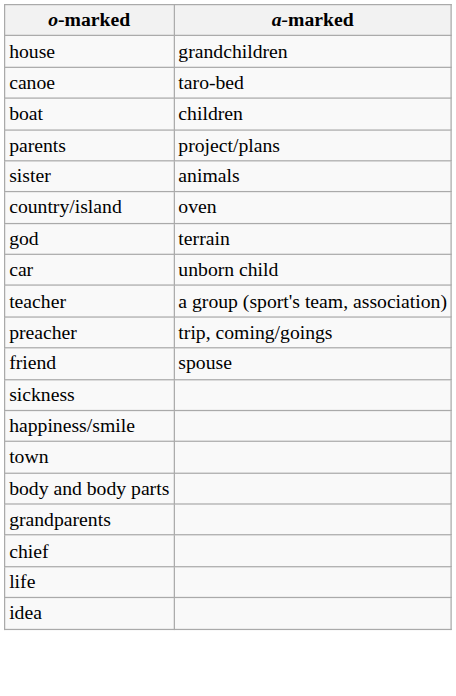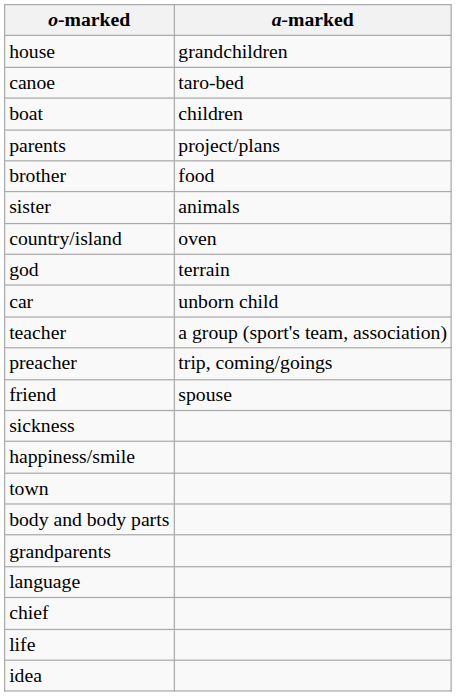+ row: (38, 176)
+ row: (45, 581)
